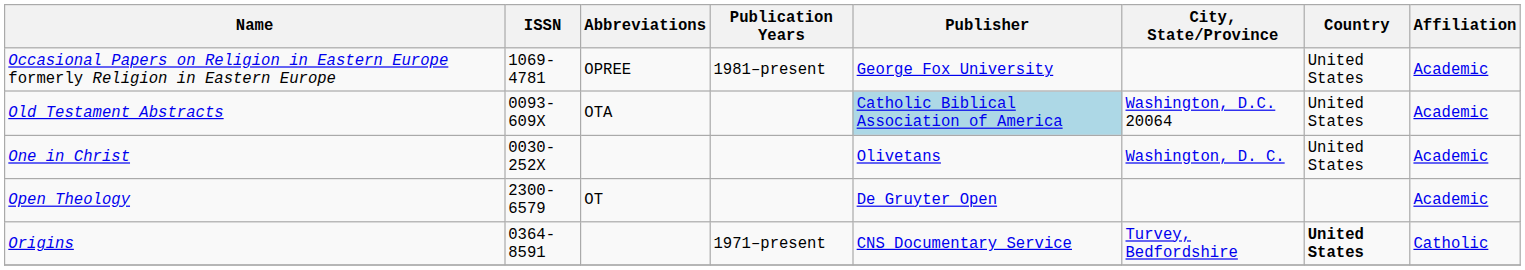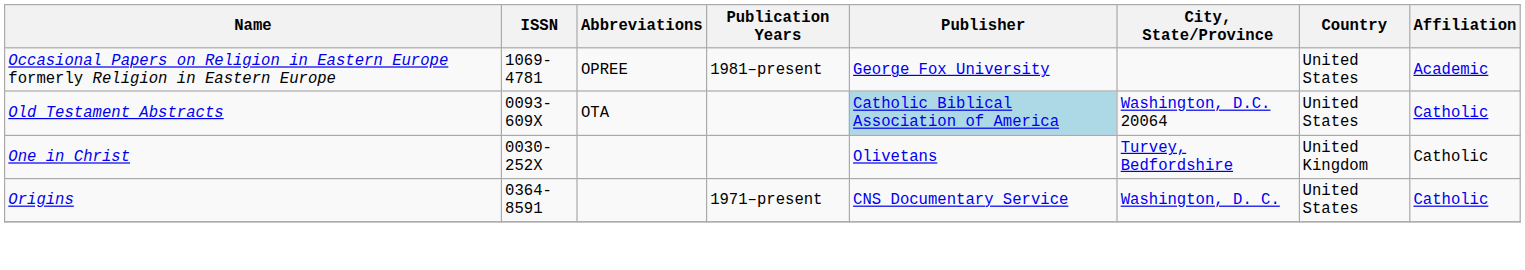(1451, 113) Academic -> (1451, 113) Catholic
(1205, 157) Washington, D. C. -> (1177, 157) Turvey, Bedfordshire
(1336, 157) United States -> (1335, 157) United Kingdom
(1451, 157) Academic -> (1451, 157) Catholic
- row: (69, 200)
(1182, 243) Turvey, Bedfordshire -> (1200, 200) Washington, D. C.
(1336, 243) bold -> (1331, 200) normal
